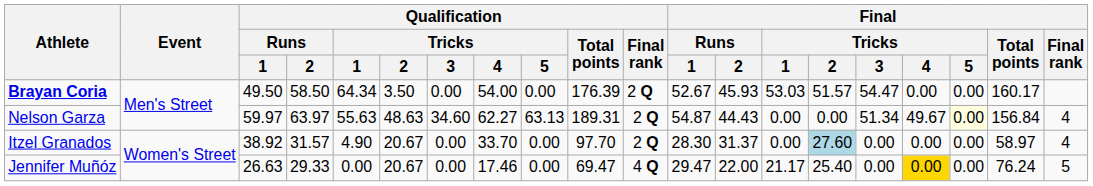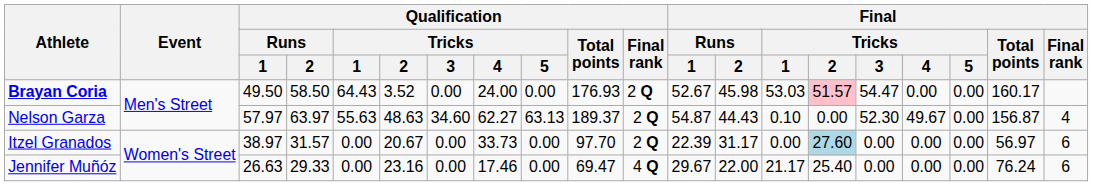(357, 92) 64.34 -> (357, 92) 64.43
(399, 92) 3.50 -> (399, 92) 3.52
(498, 92) 54.00 -> (498, 92) 24.00
(596, 92) 176.39 -> (596, 92) 176.93
(738, 92) 45.93 -> (738, 92) 45.98
(832, 92) no background -> (832, 92) pink background
(263, 117) 59.97 -> (263, 117) 57.97
(596, 117) 189.31 -> (596, 117) 189.37
(785, 117) 0.00 -> (785, 117) 0.10
(879, 117) 51.34 -> (879, 117) 52.30
(969, 117) lightyellow background -> (969, 117) no background
(1016, 117) 156.84 -> (1016, 117) 156.87
(263, 142) 38.92 -> (263, 142) 38.97
(357, 142) 4.90 -> (357, 142) 0.00
(498, 142) 33.70 -> (498, 142) 33.73
(691, 142) 28.30 -> (691, 142) 22.39
(738, 142) 31.37 -> (738, 142) 31.17
(1016, 142) 58.97 -> (1016, 142) 56.97
(1066, 142) 4 -> (1066, 142) 6
(404, 167) 20.67 -> (404, 167) 23.16
(691, 167) 29.47 -> (691, 167) 29.67
(926, 167) gold background -> (926, 167) no background
(1066, 167) 5 -> (1066, 167) 6
